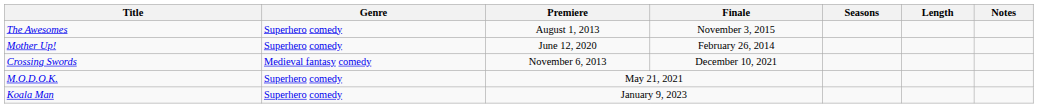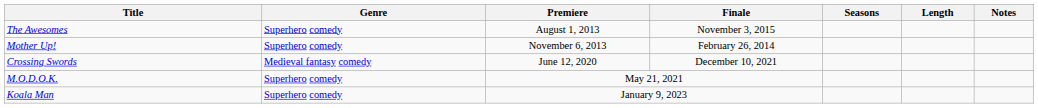(568, 45) June 12, 2020 -> (568, 45) November 6, 2013
(568, 62) November 6, 2013 -> (568, 62) June 12, 2020
